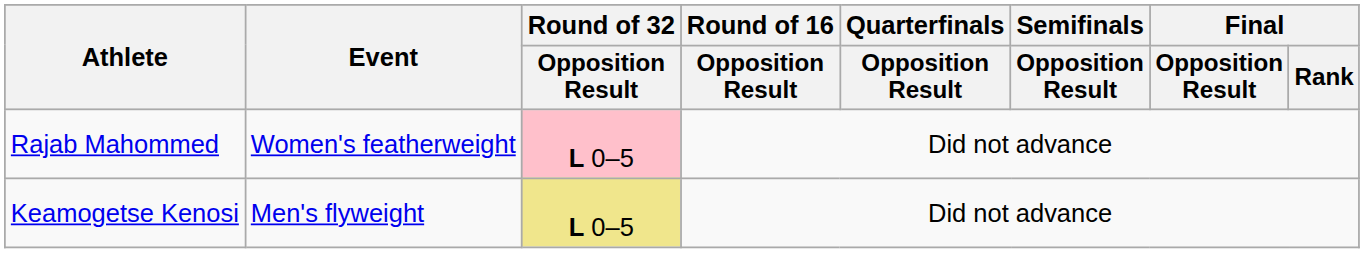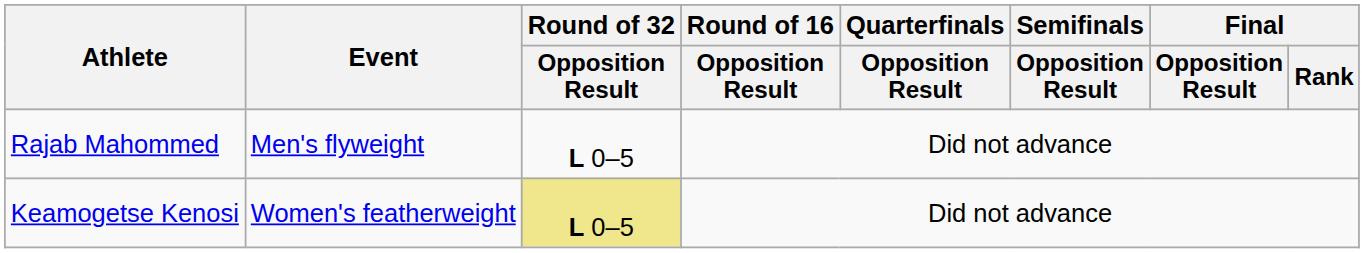(383, 144) Women's featherweight -> (337, 144) Men's flyweight
(601, 159) pink background -> (601, 159) no background
(337, 213) Men's flyweight -> (383, 213) Women's featherweight
